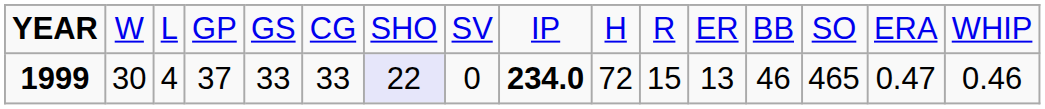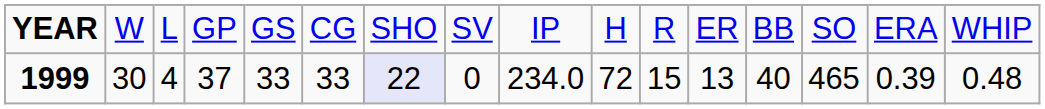(546, 77) bold -> (546, 77) normal
(773, 77) 46 -> (773, 77) 40
(906, 77) 0.47 -> (906, 77) 0.39
(992, 77) 0.46 -> (992, 77) 0.48
